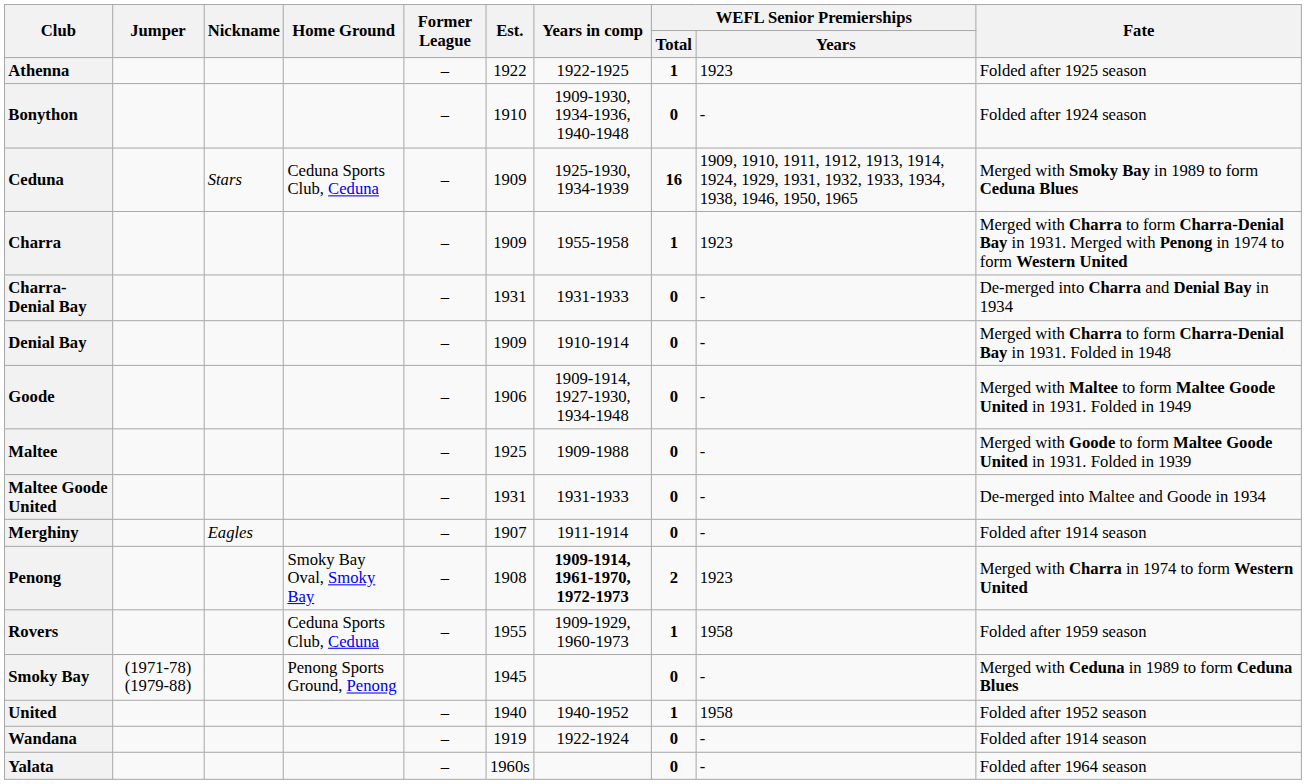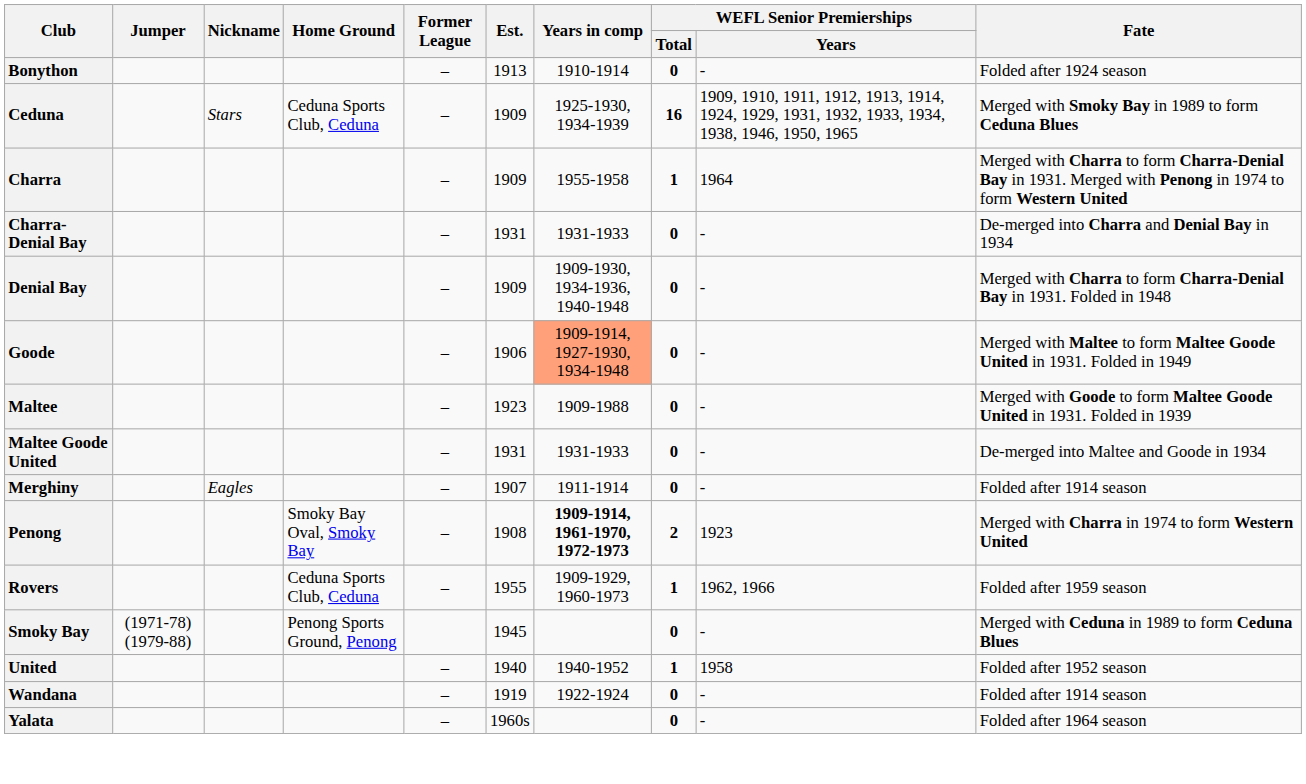- row: (39, 70)
(510, 115) 1910 -> (510, 70) 1913
(593, 115) 1909-1930, 1934-1936, 1940-1948 -> (593, 70) 1910-1914
(716, 243) 1923 -> (716, 179) 1964
(593, 342) 1910-1914 -> (593, 288) 1909-1930, 1934-1936, 1940-1948
(593, 397) no background -> (593, 352) lightsalmon background
(510, 451) 1925 -> (510, 406) 1923
(716, 632) 1958 -> (737, 587) 1962, 1966
